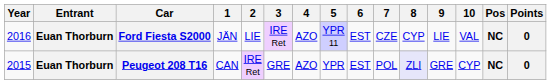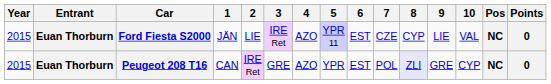(19, 36) 2016 -> (19, 36) 2015
